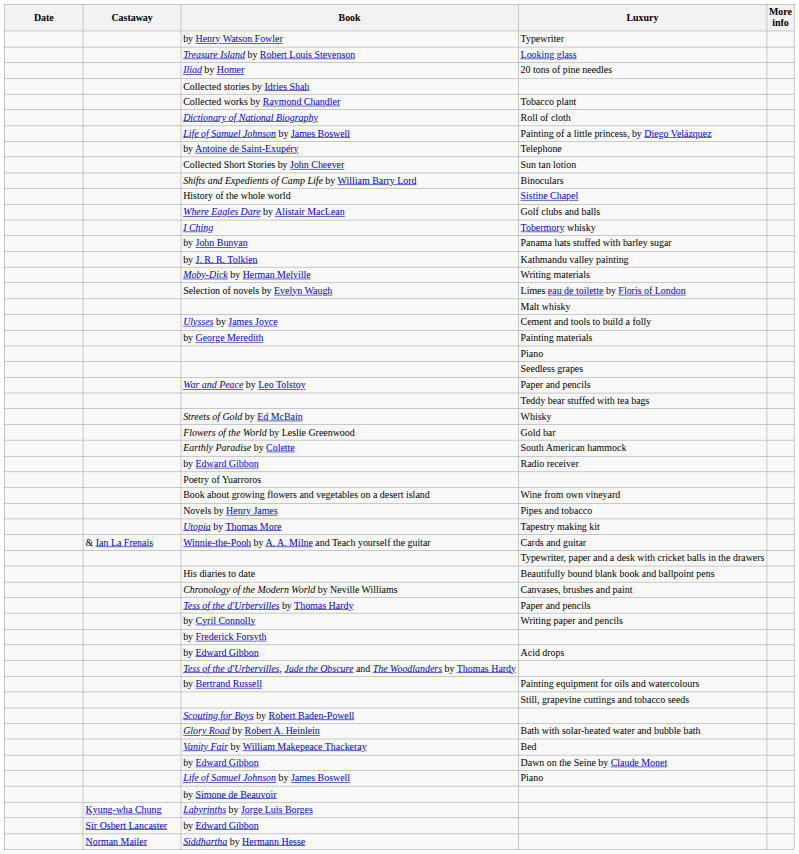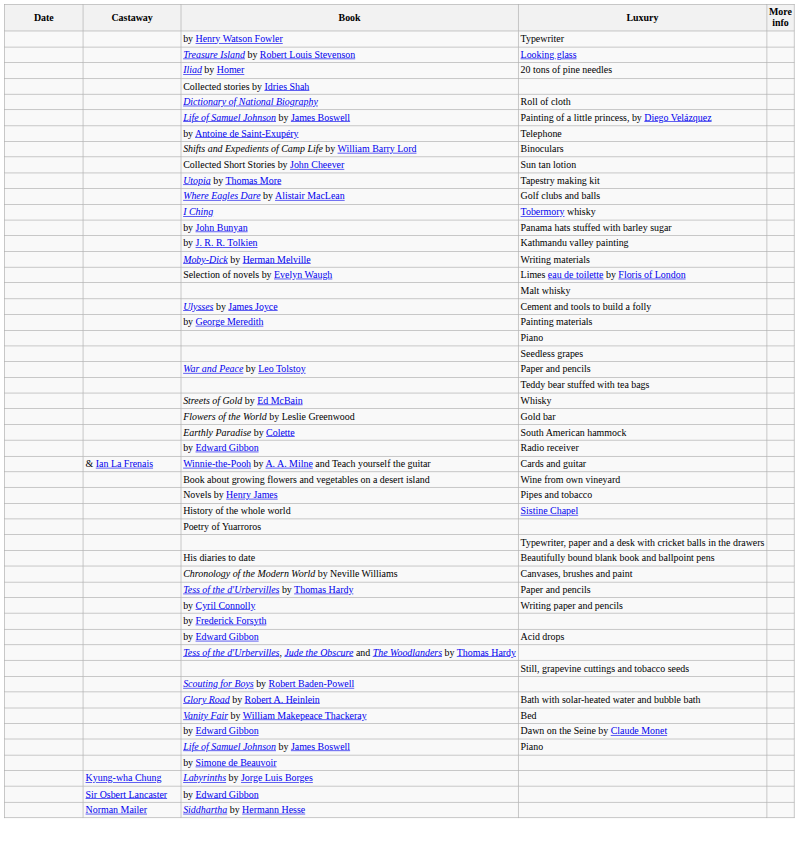- row: (262, 102)
rows swapped: (264, 165) <-> (300, 180)
rows swapped: (237, 196) <-> (232, 526)
rows swapped: (307, 542) <-> (222, 479)
- row: (223, 684)
